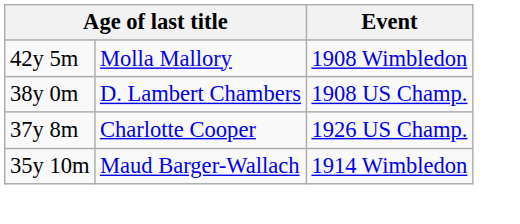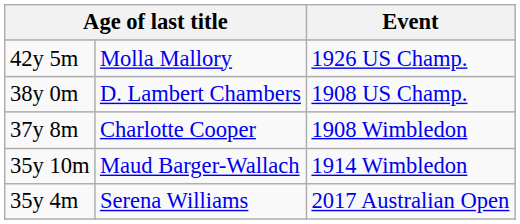(389, 58) 1908 Wimbledon -> (389, 58) 1926 US Champ.
(389, 129) 1926 US Champ. -> (389, 129) 1908 Wimbledon
+ row: (44, 201)
